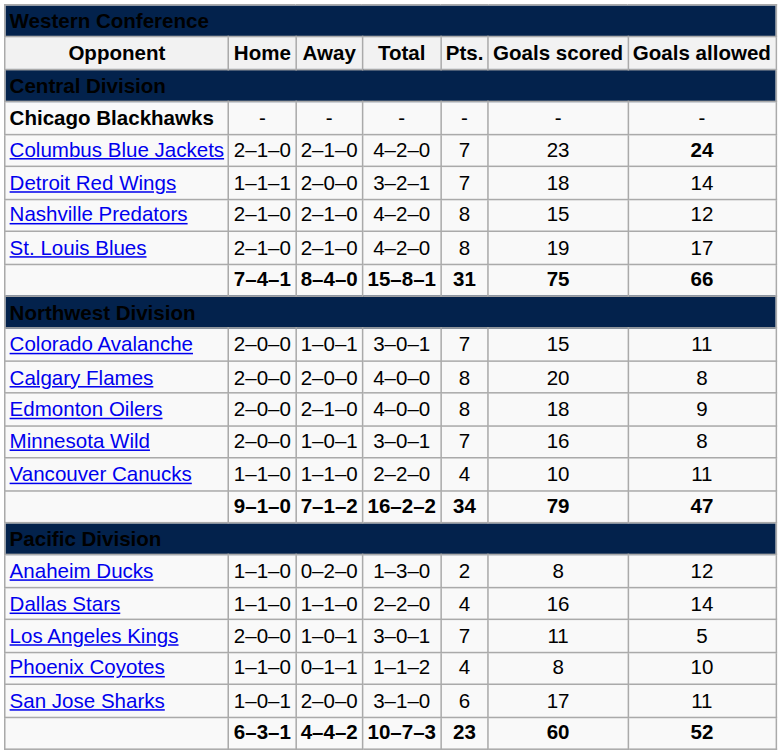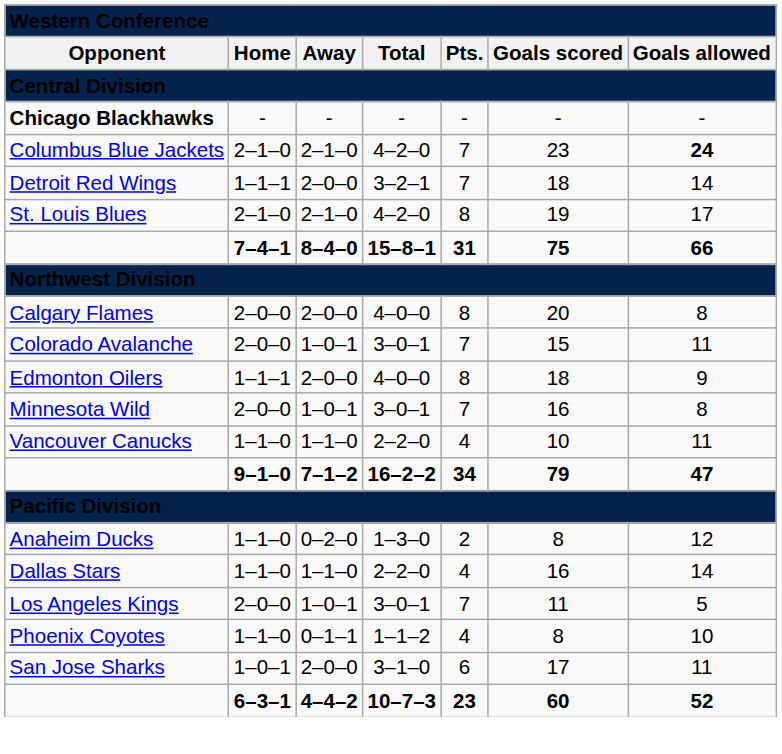- row: (99, 215)
rows swapped: (81, 377) <-> (101, 344)
(262, 409) 2–0–0 -> (262, 377) 1–1–1
(329, 409) 2–1–0 -> (329, 377) 2–0–0
